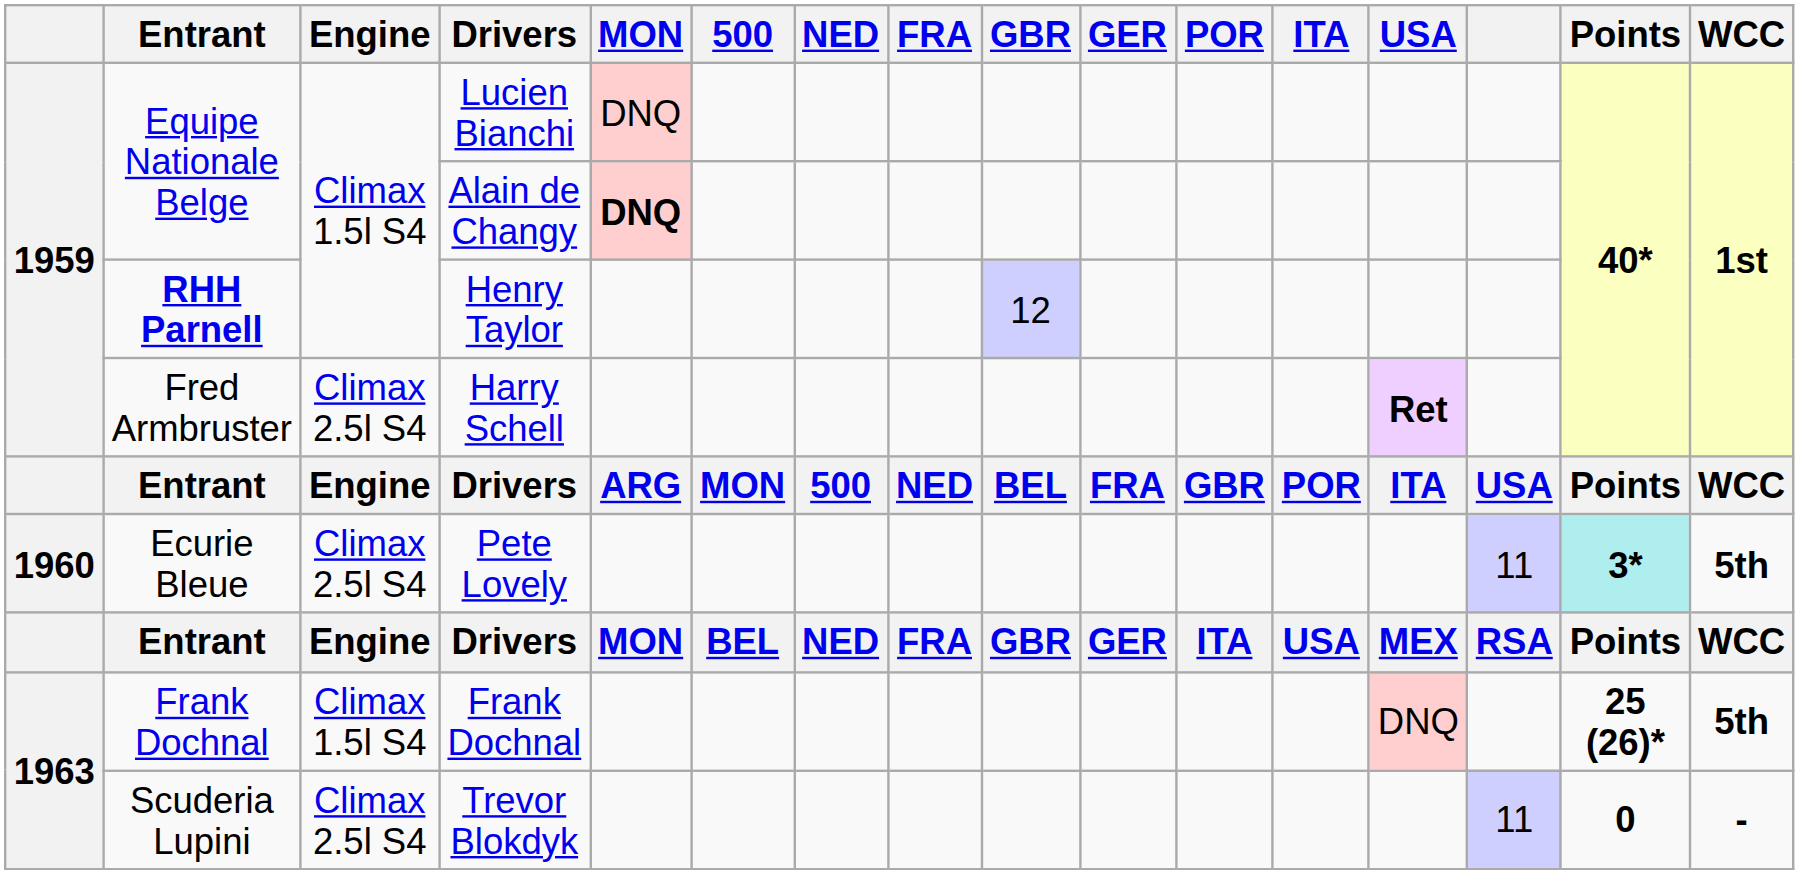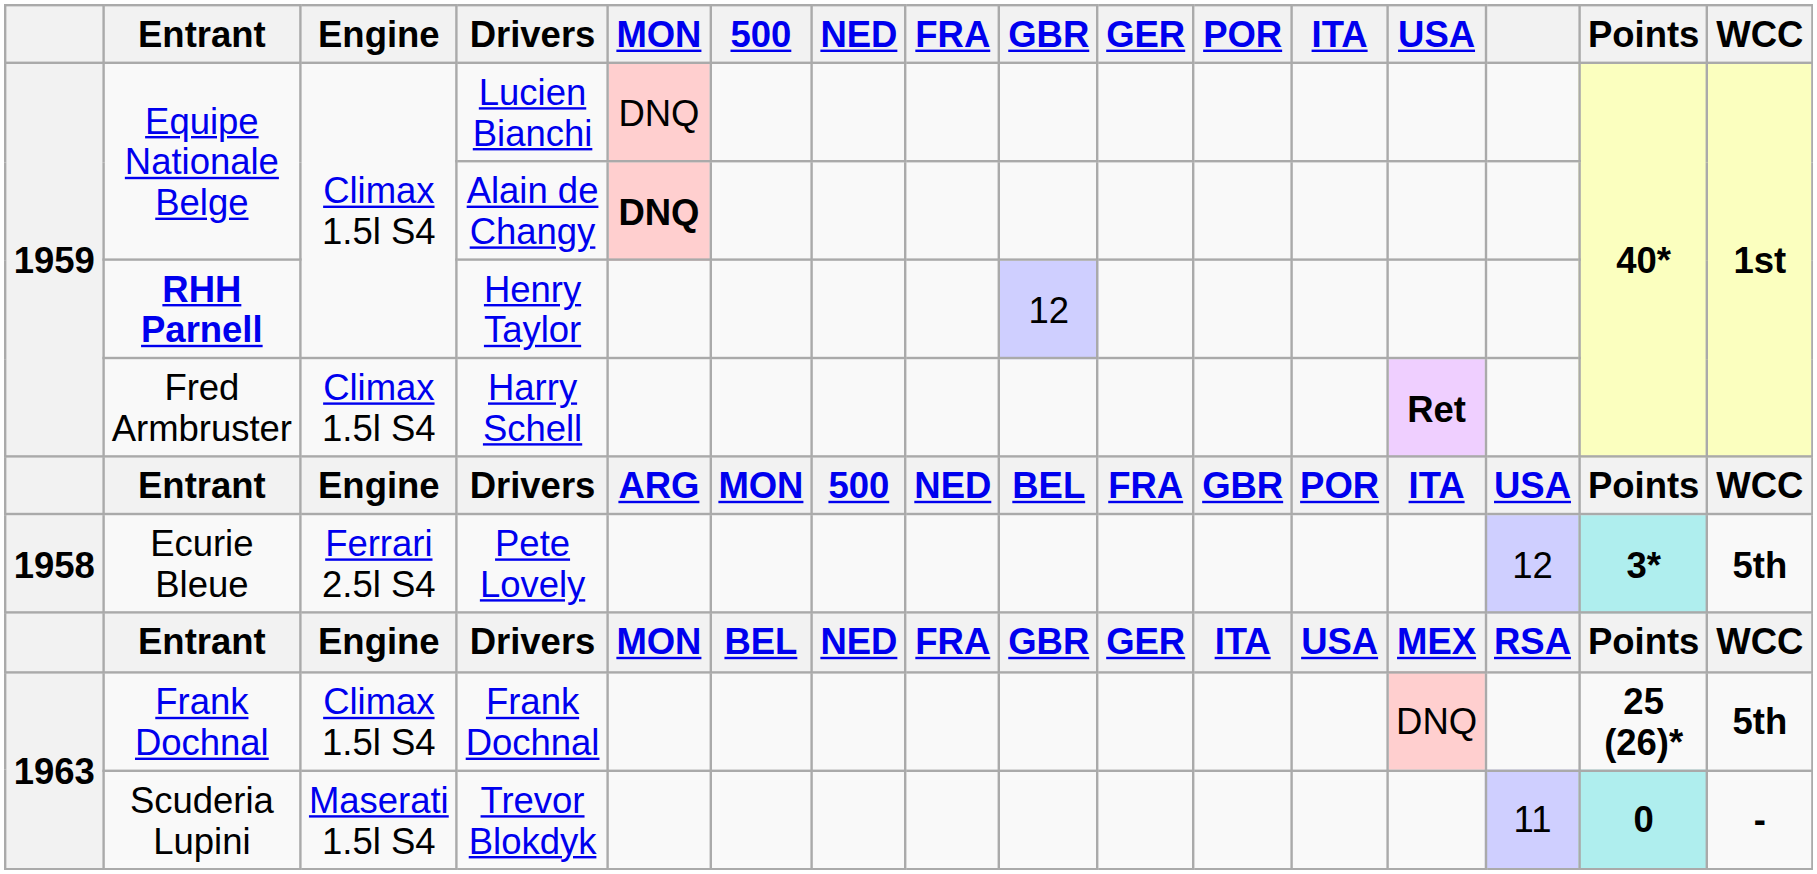(370, 408) Climax 2.5l S4 -> (379, 408) Climax 1.5l S4
(54, 564) 1960 -> (54, 564) 1958
(370, 564) Climax 2.5l S4 -> (379, 564) Ferrari 2.5l S4
(1514, 564) 11 -> (1533, 564) 12
(370, 819) Climax 2.5l S4 -> (379, 819) Maserati 1.5l S4
(1625, 819) no background -> (1644, 819) paleturquoise background
